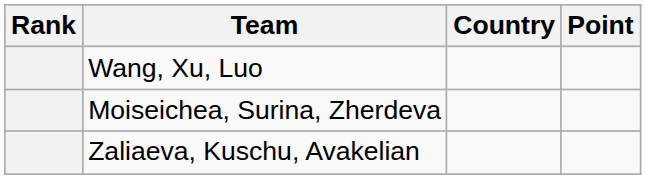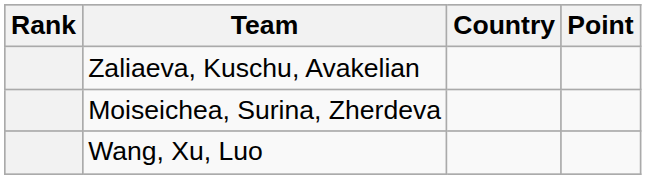rows swapped: (254, 151) <-> (175, 67)
